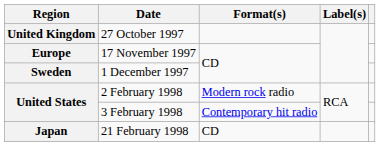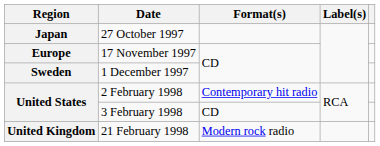(51, 33) United Kingdom -> (51, 33) Japan
(248, 92) Modern rock radio -> (259, 92) Contemporary hit radio
(259, 111) Contemporary hit radio -> (210, 111) CD
(51, 131) Japan -> (51, 131) United Kingdom
(210, 131) CD -> (248, 131) Modern rock radio
